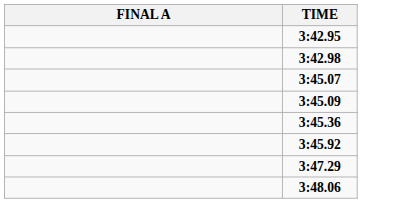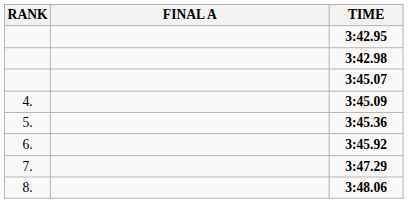+ column: (28, 15)
